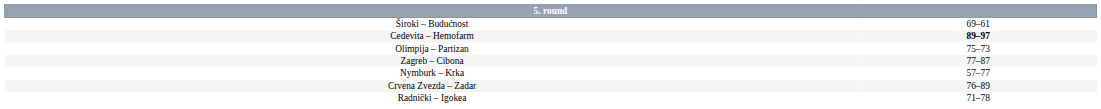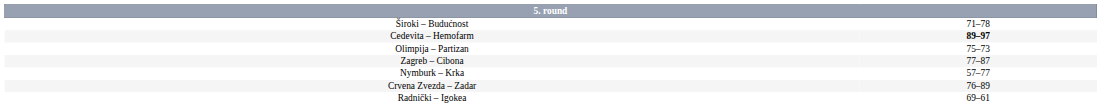(978, 24) 69–61 -> (978, 24) 71–78
(978, 98) 71–78 -> (978, 98) 69–61
